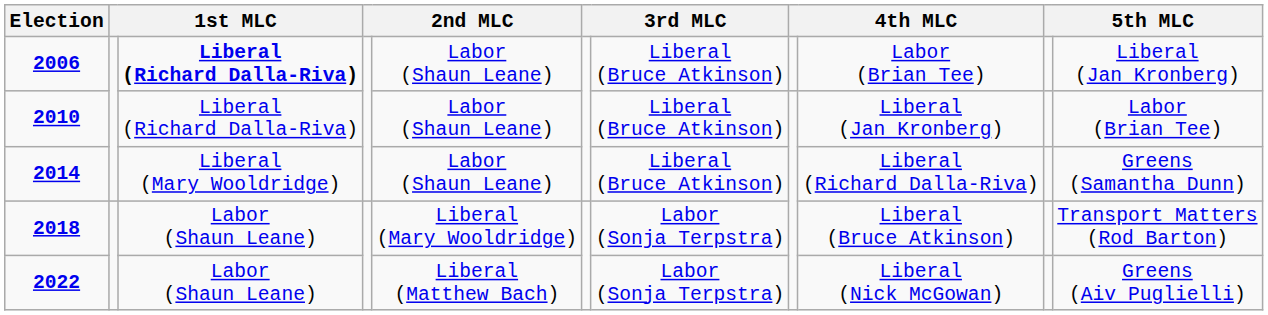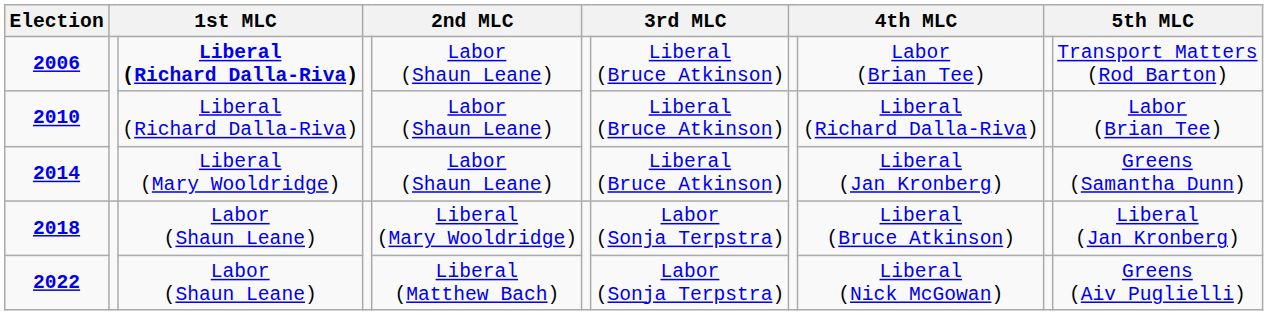(1157, 64) Liberal (Jan Kronberg) -> (1157, 64) Transport Matters (Rod Barton)
(921, 119) Liberal (Jan Kronberg) -> (921, 119) Liberal (Richard Dalla-Riva)
(921, 173) Liberal (Richard Dalla-Riva) -> (921, 173) Liberal (Jan Kronberg)
(1157, 228) Transport Matters (Rod Barton) -> (1157, 228) Liberal (Jan Kronberg)
